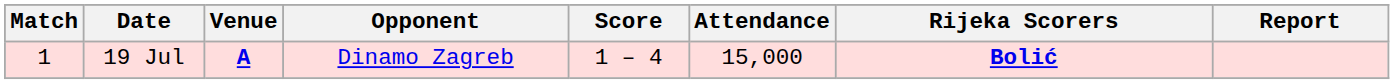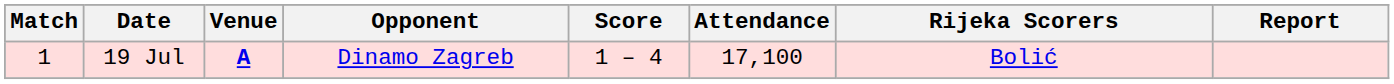(762, 60) 15,000 -> (762, 60) 17,100
(1024, 60) bold -> (1024, 60) normal
